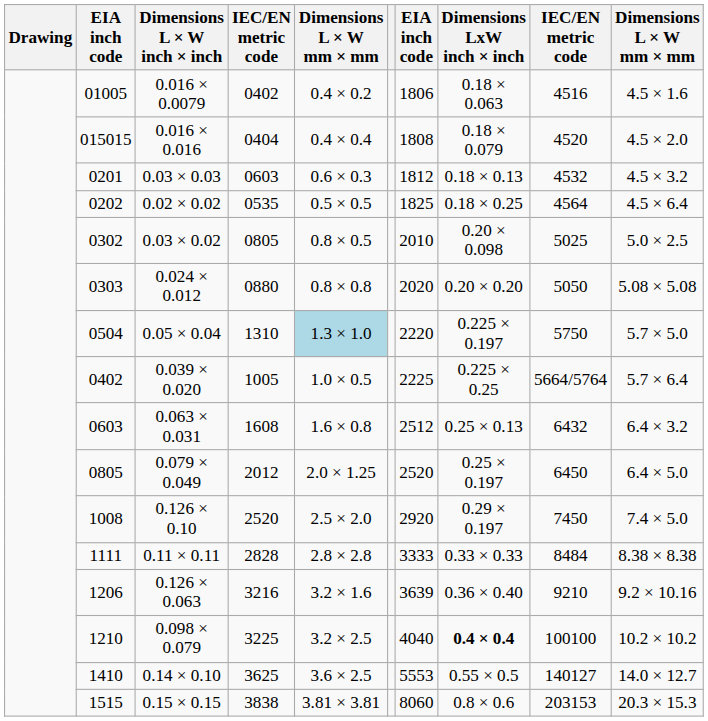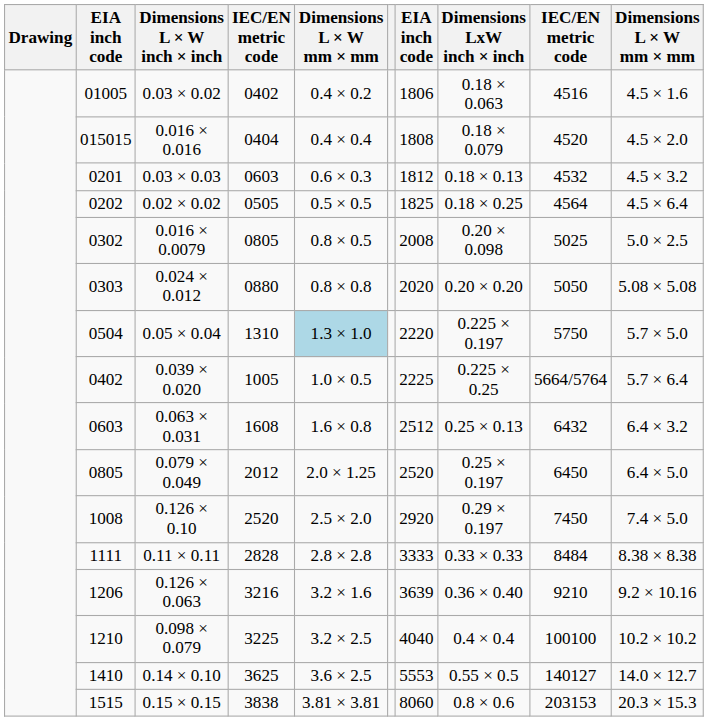(182, 93) 0.016 × 0.0079 -> (182, 93) 0.03 × 0.02
(261, 203) 0535 -> (261, 203) 0505
(182, 240) 0.03 × 0.02 -> (182, 240) 0.016 × 0.0079
(416, 240) 2010 -> (416, 240) 2008
(484, 638) bold -> (484, 638) normal
